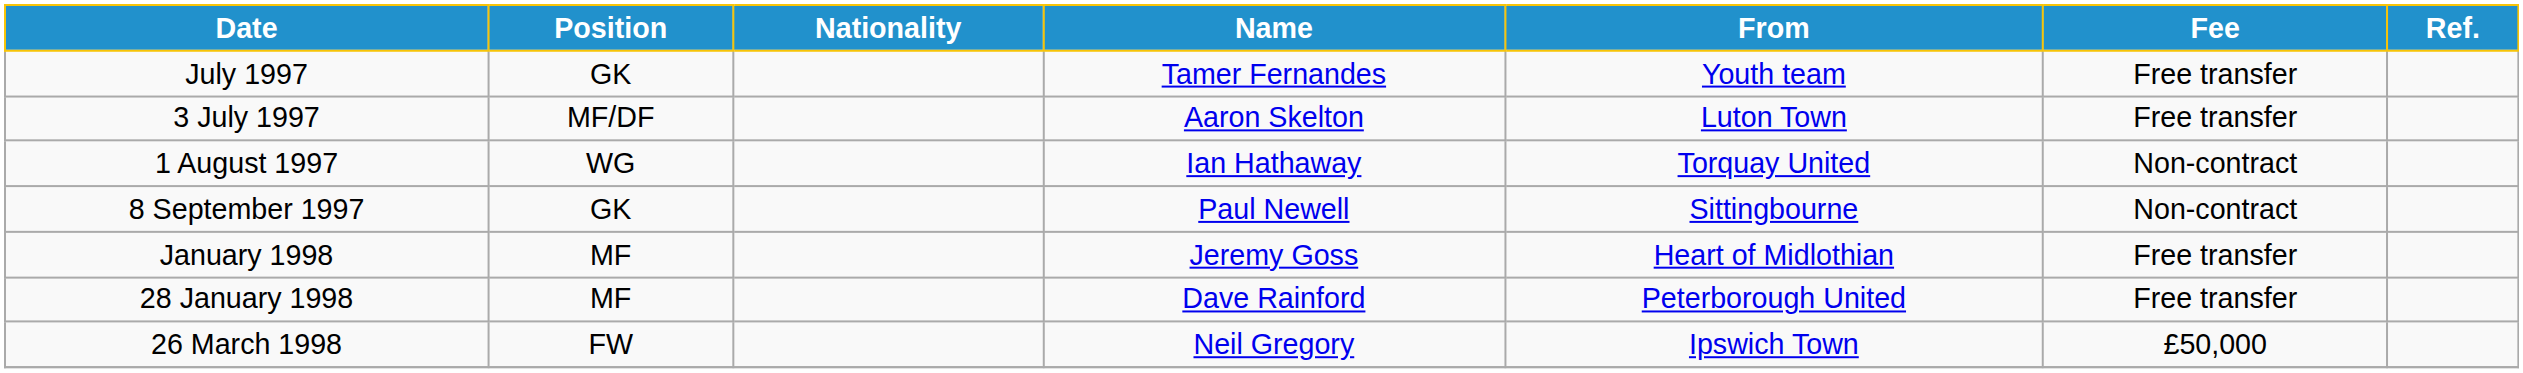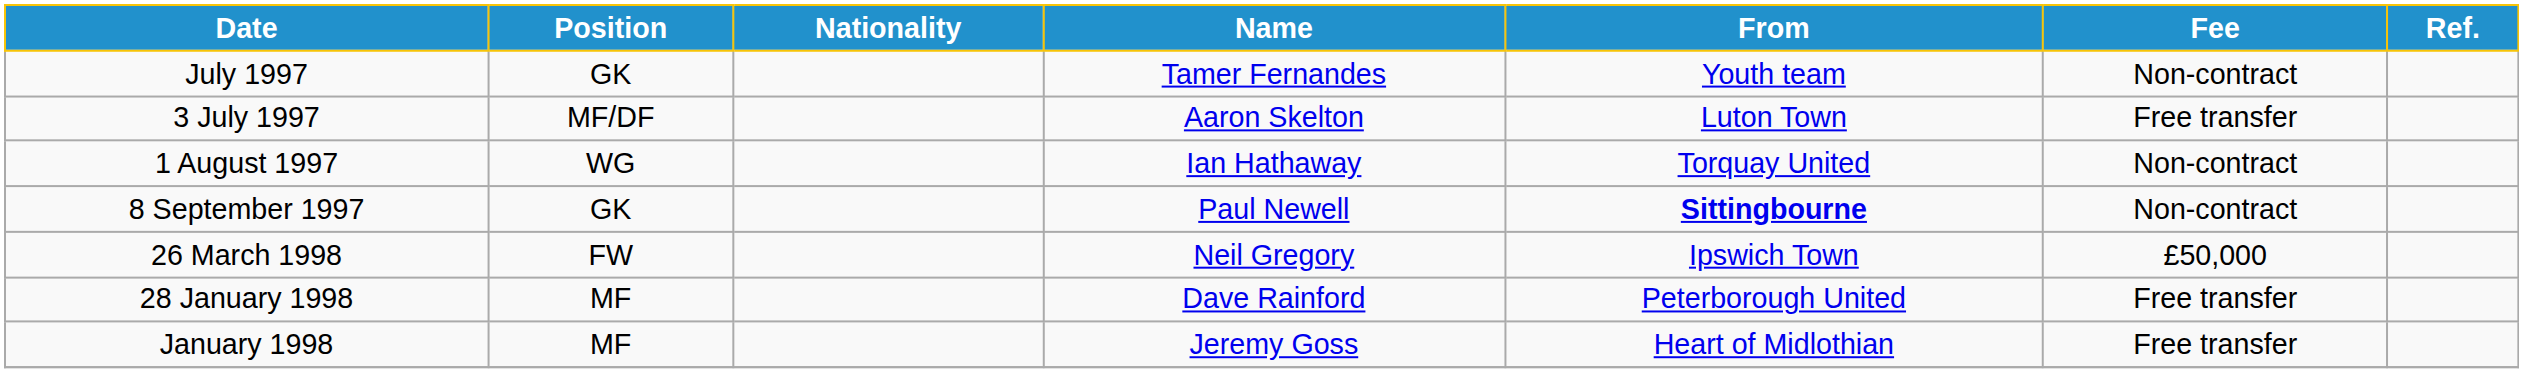(2215, 73) Free transfer -> (2215, 73) Non-contract
(1774, 209) normal -> (1774, 209) bold
rows swapped: (247, 254) <-> (247, 345)
